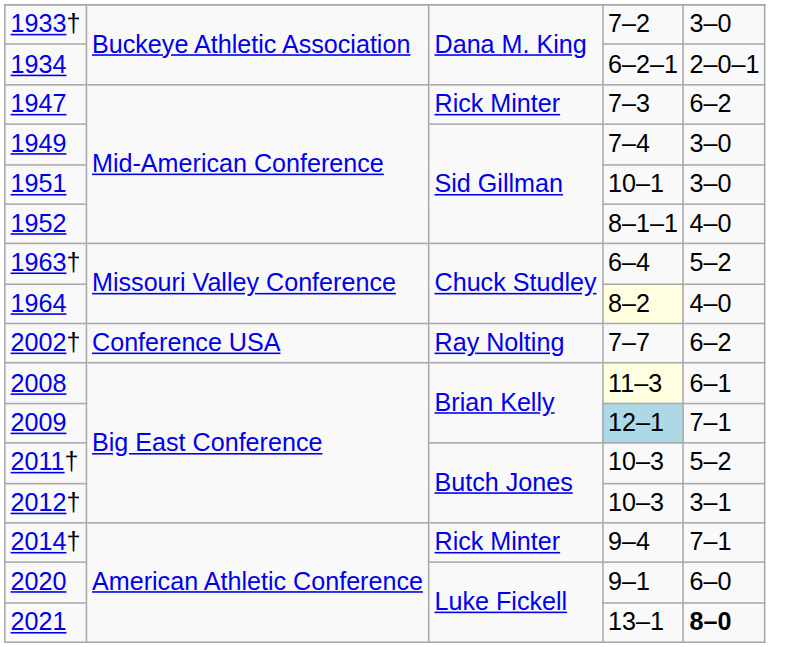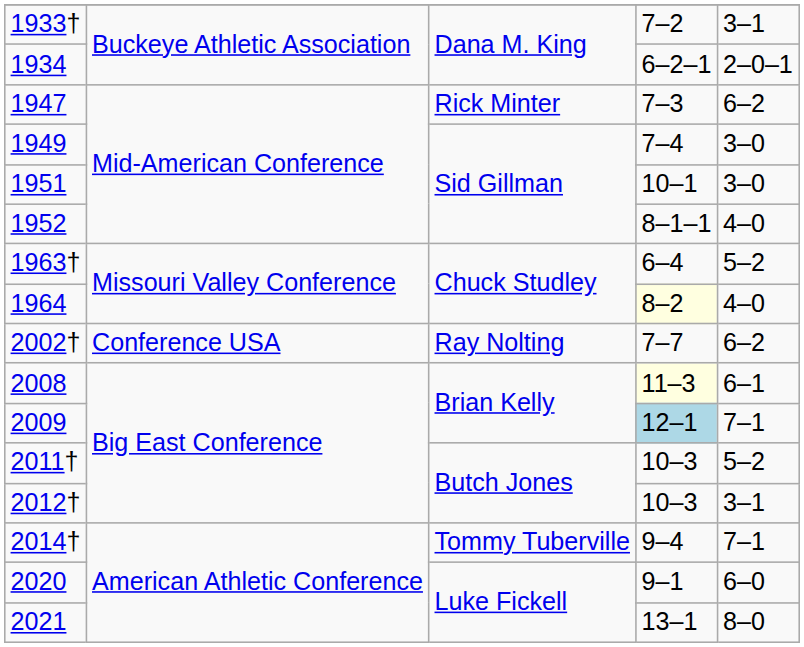(710, 24) 3–0 -> (744, 24) 3–1
(497, 542) Rick Minter -> (532, 542) Tommy Tuberville
(710, 622) bold -> (744, 622) normal
